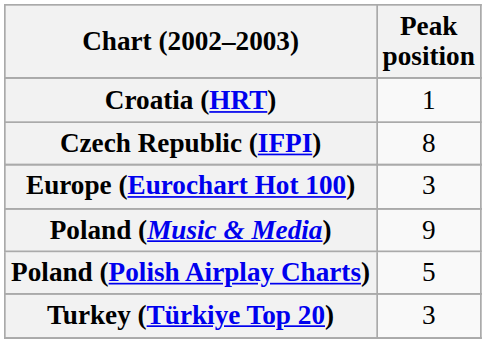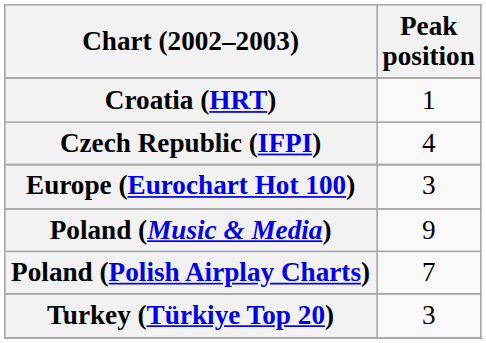(429, 142) 8 -> (429, 142) 4
(429, 272) 5 -> (429, 272) 7
